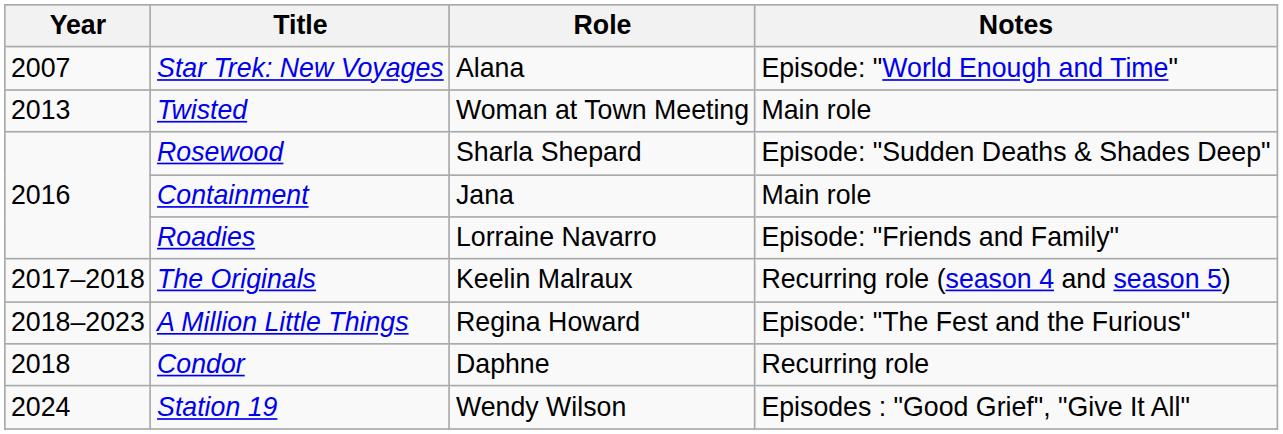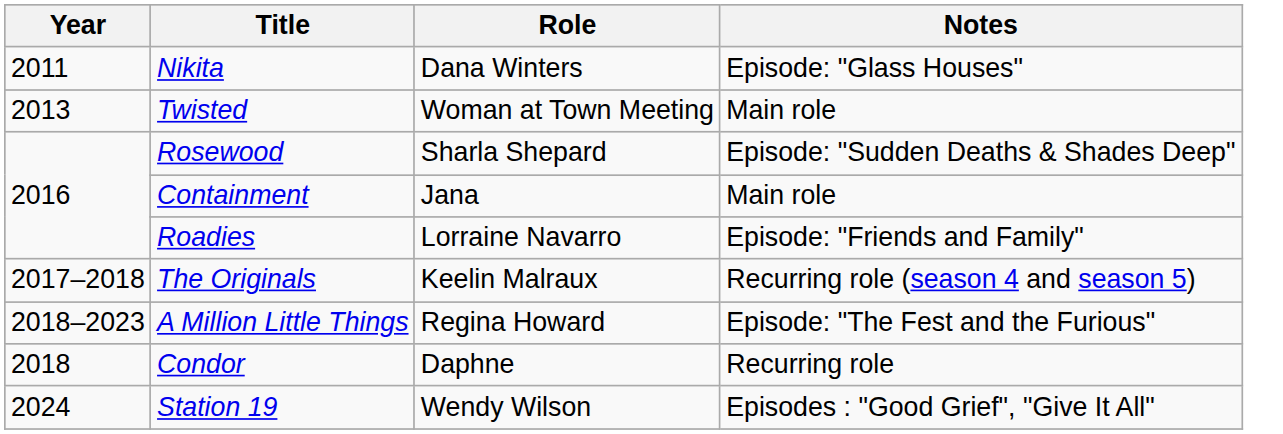- row: (300, 68)
+ row: (190, 68)
